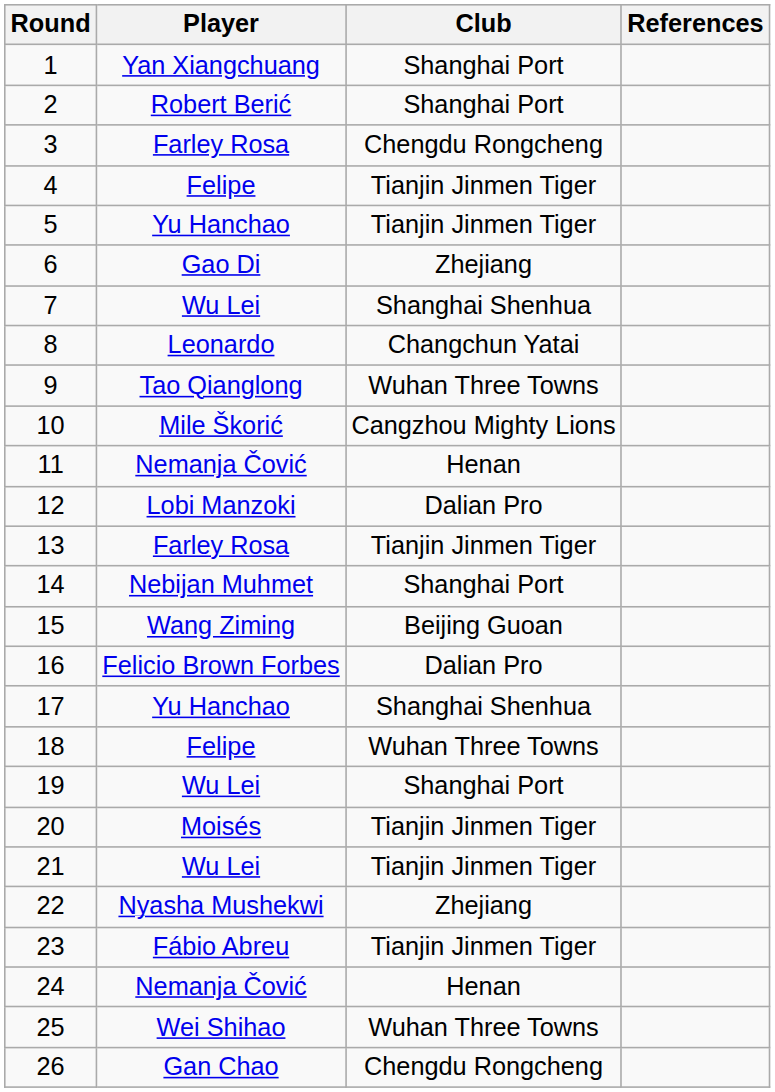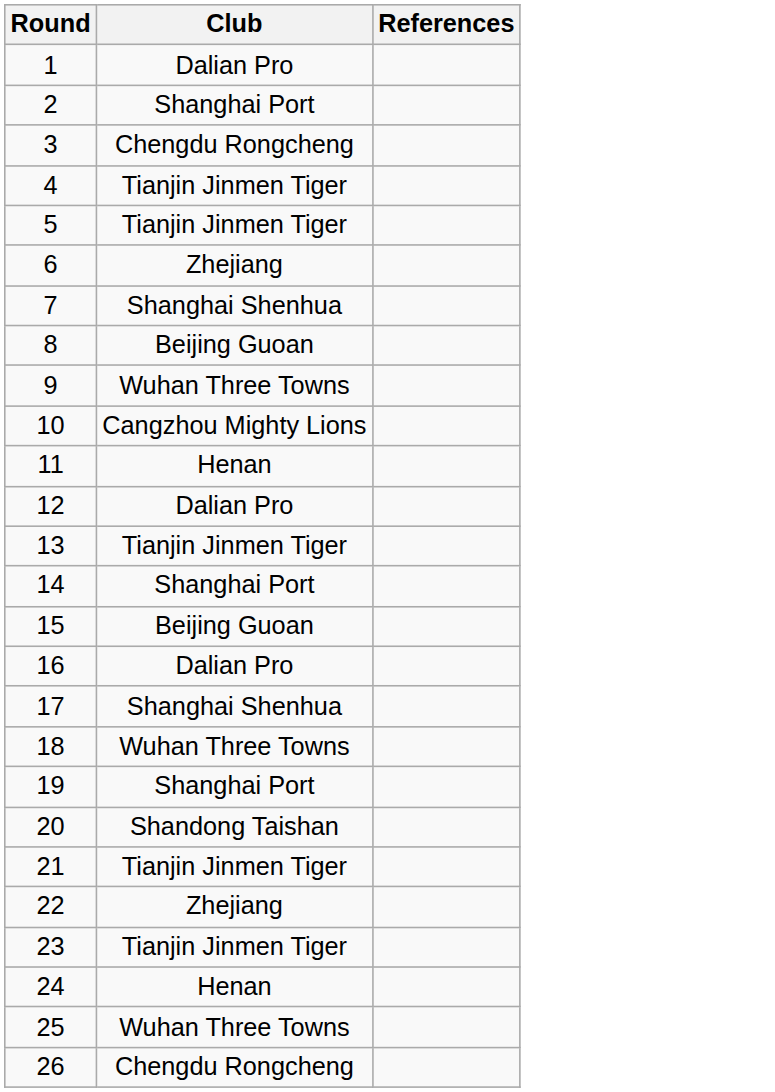- column: (221, 24)
(484, 64) Shanghai Port -> (234, 64) Dalian Pro
(484, 345) Changchun Yatai -> (234, 345) Beijing Guoan
(483, 826) Tianjin Jinmen Tiger -> (234, 826) Shandong Taishan
